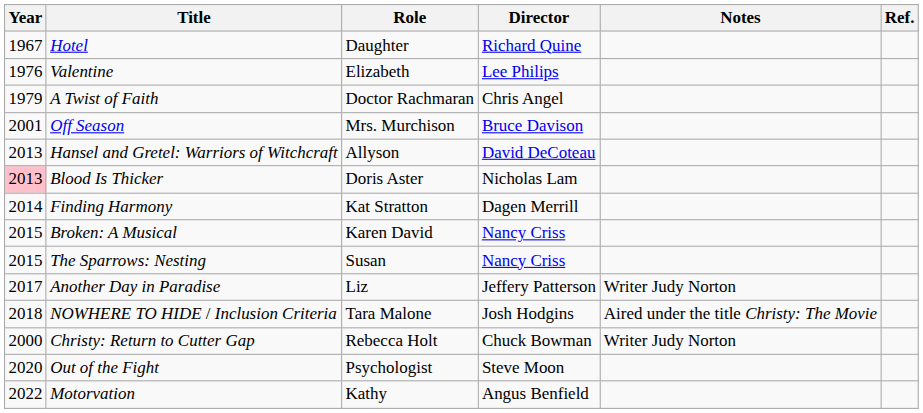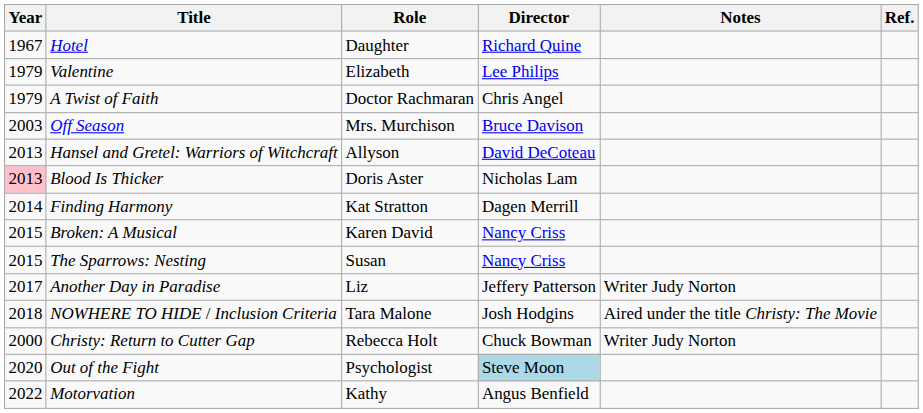(25, 71) 1976 -> (25, 71) 1979
(25, 125) 2001 -> (25, 125) 2003
(523, 367) no background -> (523, 367) lightblue background
